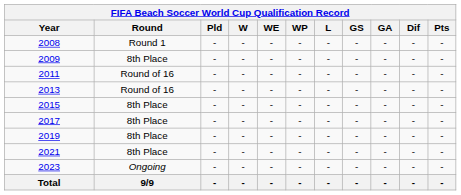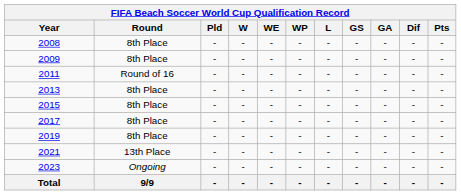(147, 43) Round 1 -> (147, 43) 8th Place
(147, 90) Round of 16 -> (147, 90) 8th Place
(147, 152) 8th Place -> (147, 152) 13th Place
